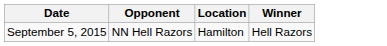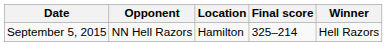+ column: (283, 13)
